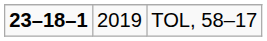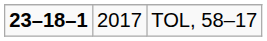(119, 20) 2019 -> (119, 20) 2017
